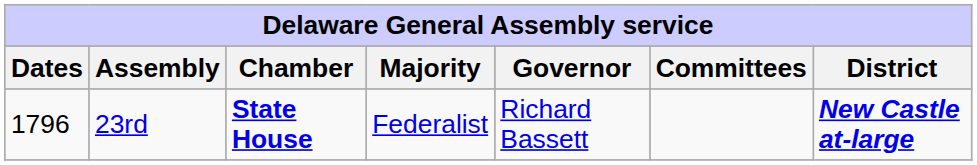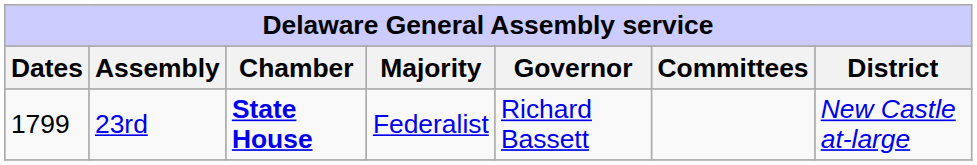(40, 124) 1796 -> (40, 124) 1799
(889, 124) bold -> (888, 124) normal
